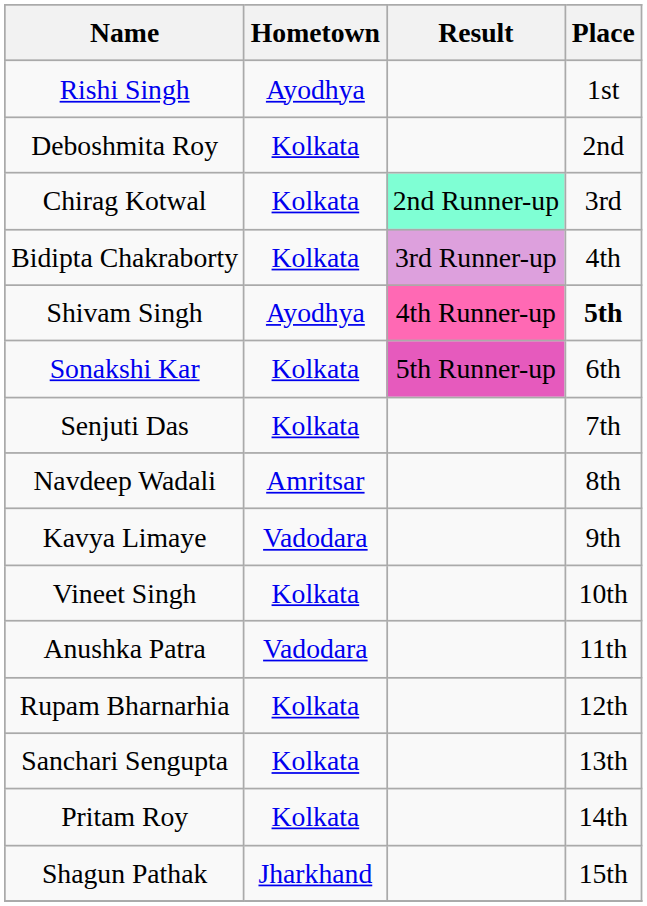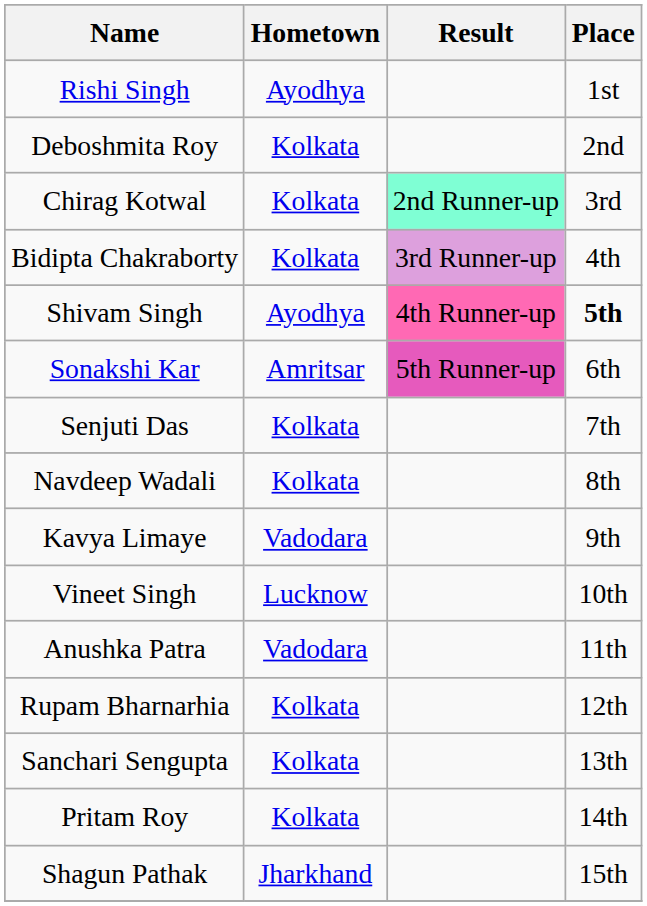(315, 369) Kolkata -> (315, 369) Amritsar
(315, 481) Amritsar -> (315, 481) Kolkata
(315, 593) Kolkata -> (315, 593) Lucknow
